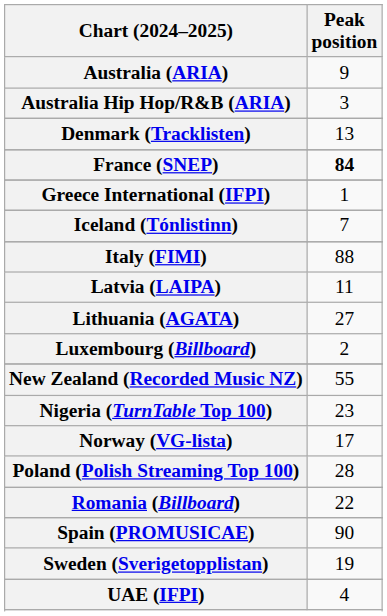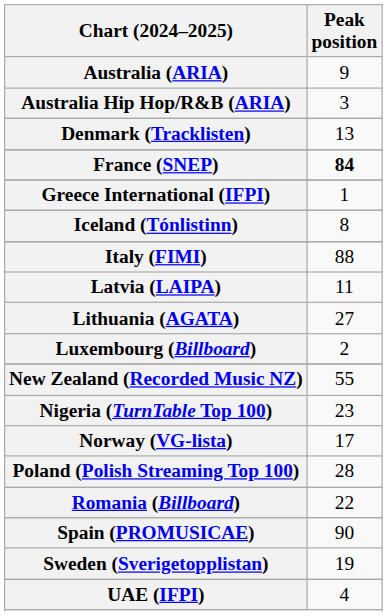(344, 225) 7 -> (344, 225) 8
